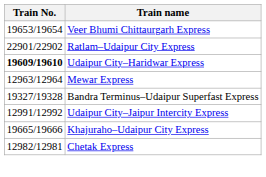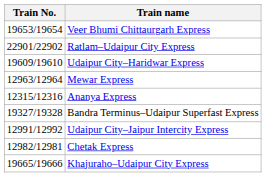(35, 63) bold -> (35, 63) normal
+ row: (102, 96)
rows swapped: (100, 146) <-> (138, 130)
